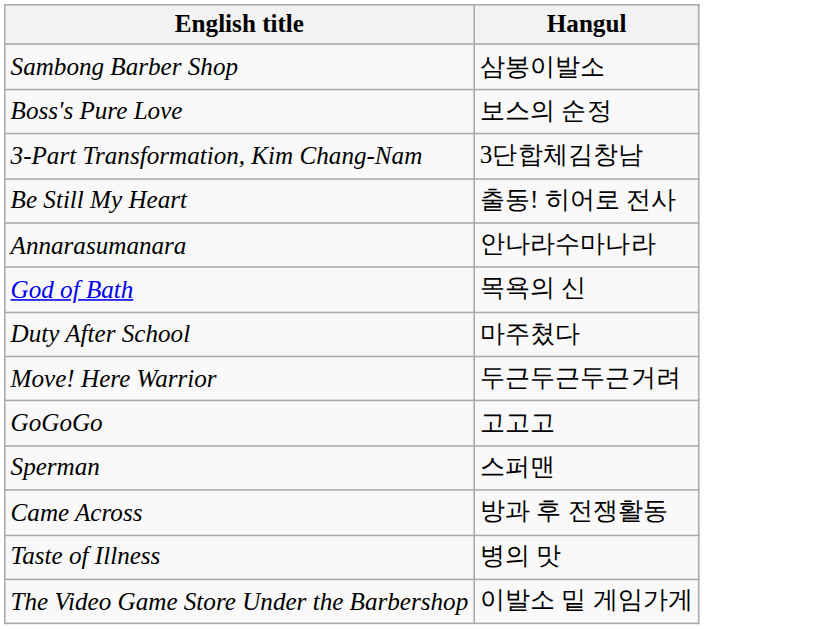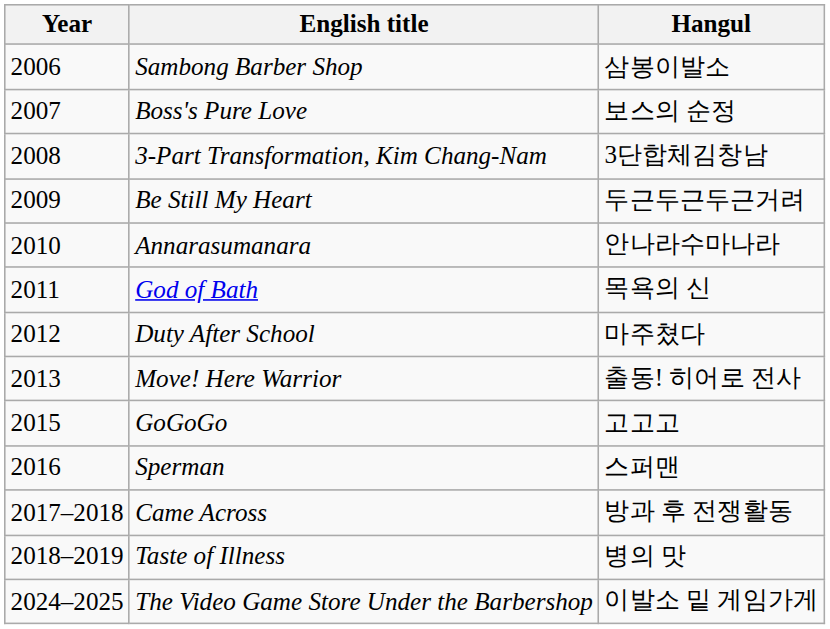+ column: (67, 24)
(578, 199) 출동! 히어로 전사 -> (705, 199) 두근두근두근거려
(580, 377) 두근두근두근거려 -> (703, 377) 출동! 히어로 전사
